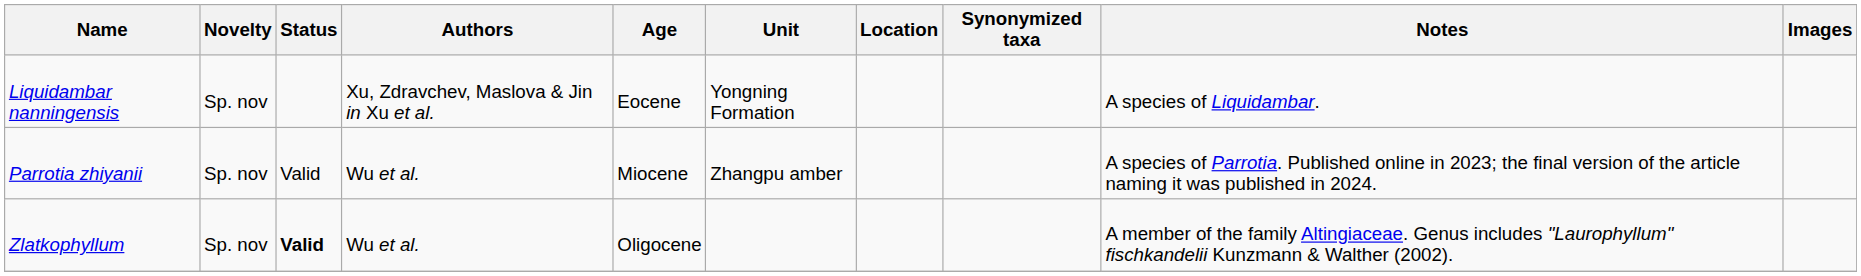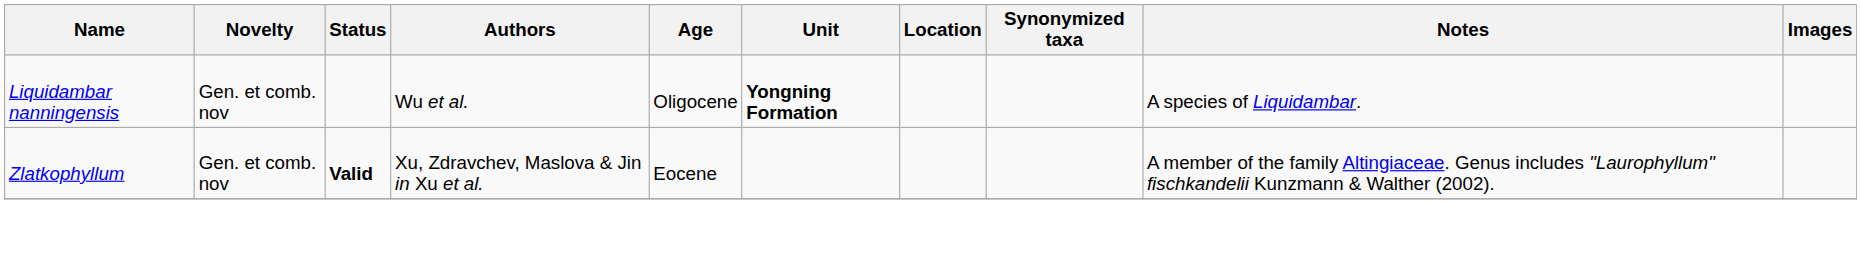(236, 101) Sp. nov -> (257, 101) Gen. et comb. nov
(469, 101) Xu, Zdravchev, Maslova & Jin in Xu et al. -> (432, 101) Wu et al.
(649, 101) Eocene -> (695, 101) Oligocene
(752, 101) normal -> (792, 101) bold
- row: (75, 173)
(236, 245) Sp. nov -> (257, 173) Gen. et comb. nov
(383, 245) Wu et al. -> (518, 173) Xu, Zdravchev, Maslova & Jin in Xu et al.
(660, 245) Oligocene -> (685, 173) Eocene
